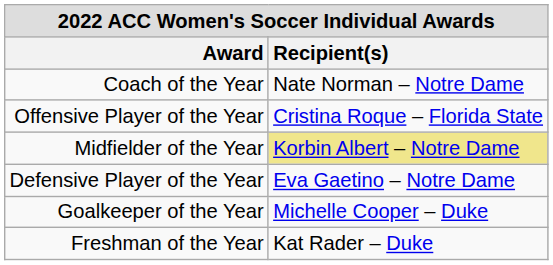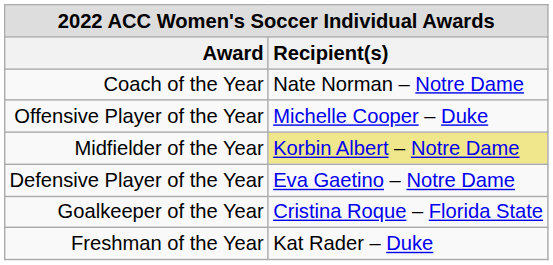(408, 117) Cristina Roque – Florida State -> (381, 117) Michelle Cooper – Duke
(381, 212) Michelle Cooper – Duke -> (408, 212) Cristina Roque – Florida State
